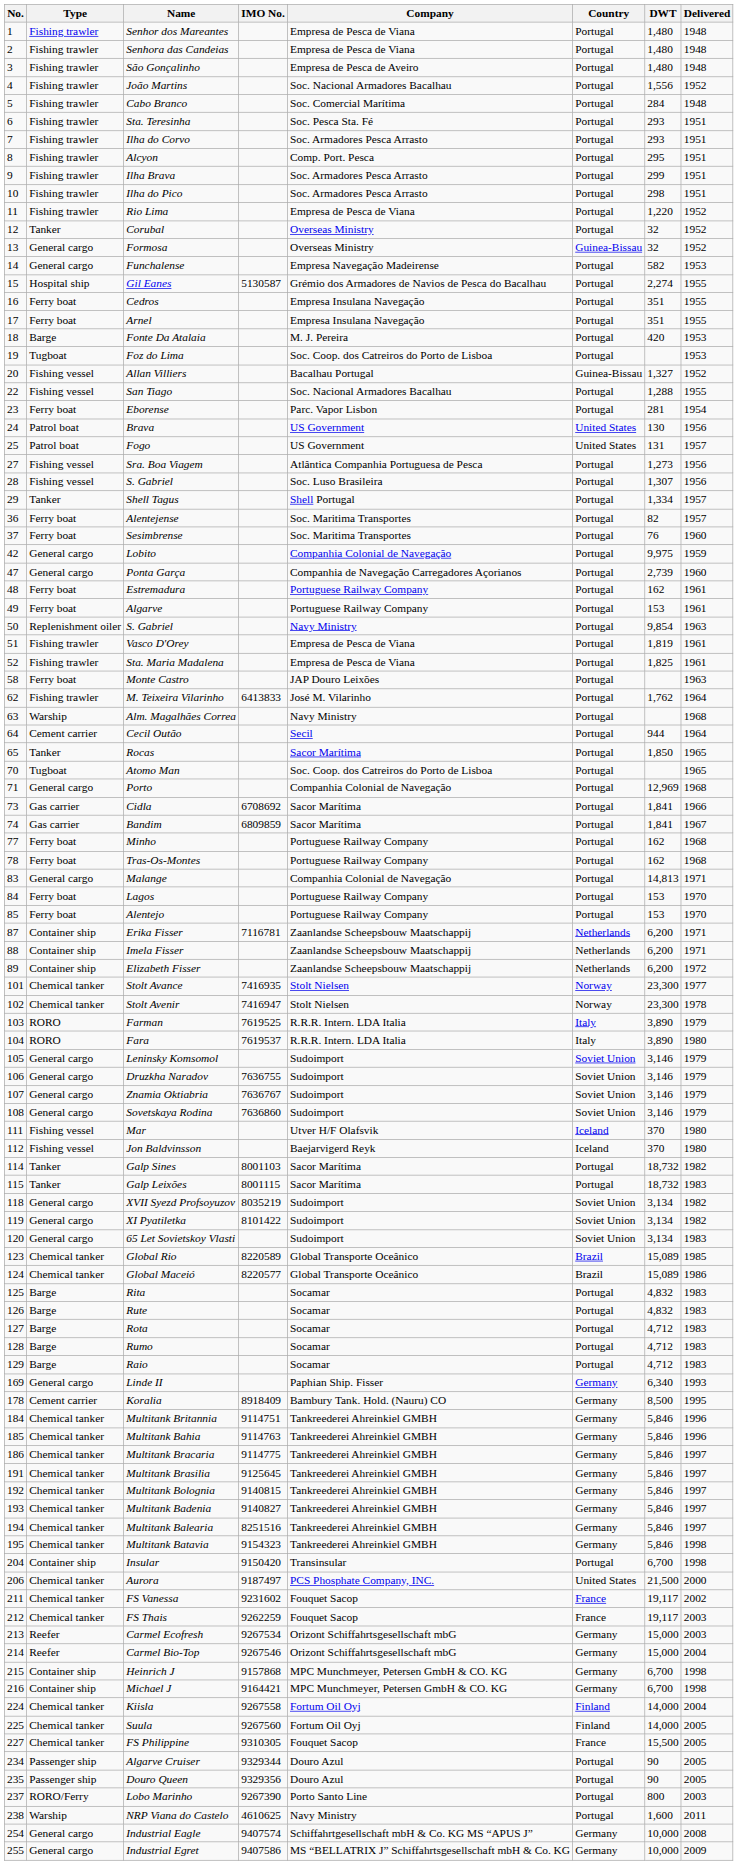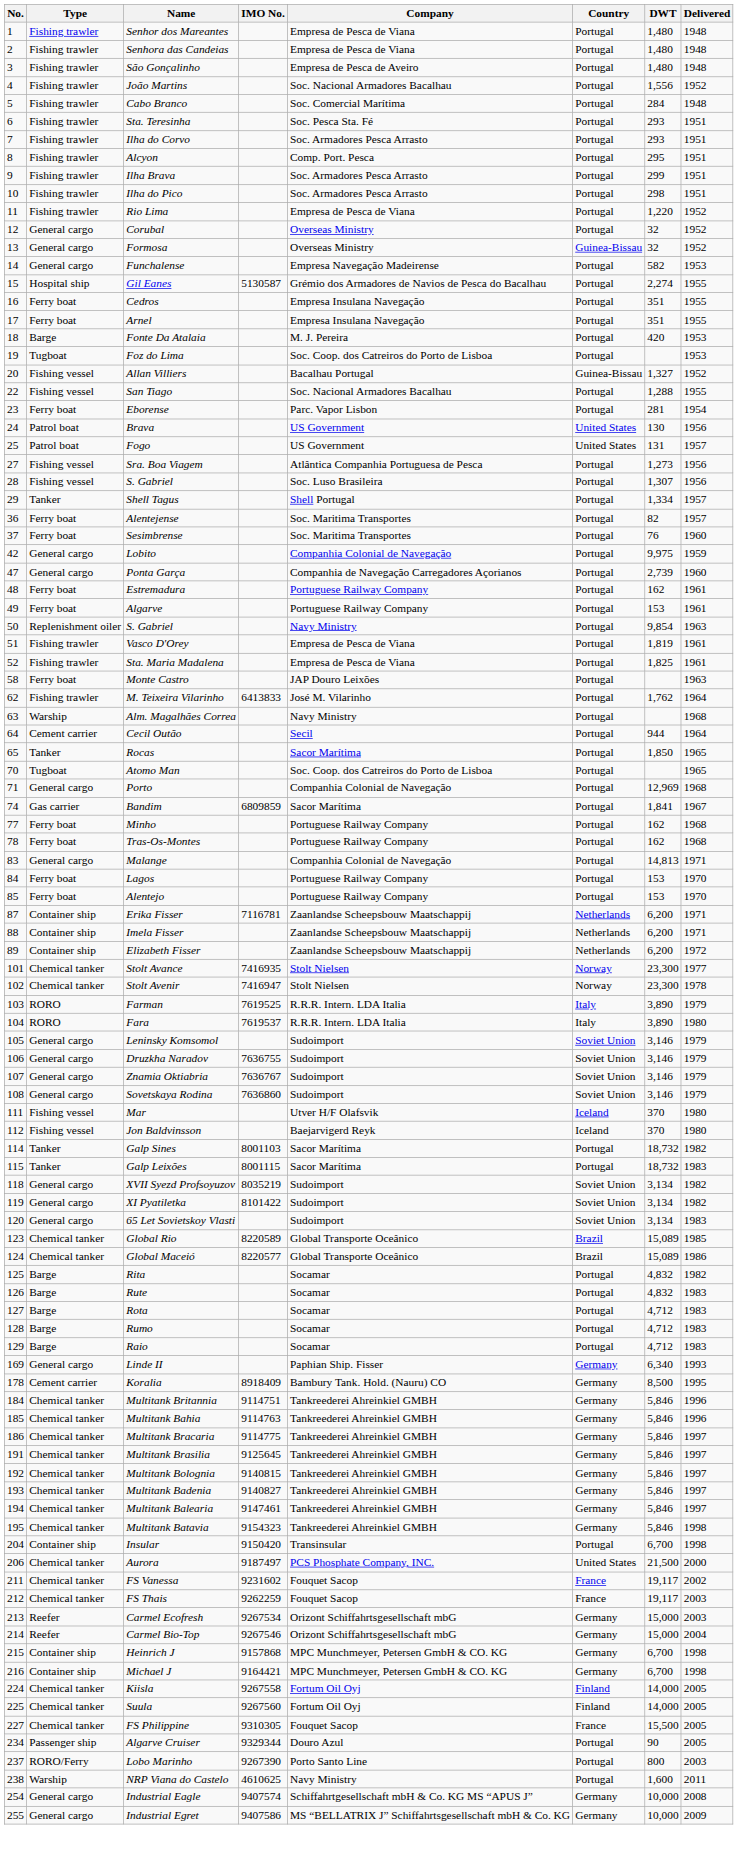(45, 229) Tanker -> (61, 229) General cargo
- row: (13, 806)
(695, 1292) 1983 -> (695, 1274) 1982
(261, 1526) 8251516 -> (261, 1508) 9147461
(695, 1707) 2004 -> (695, 1689) 2005
- row: (15, 1779)
